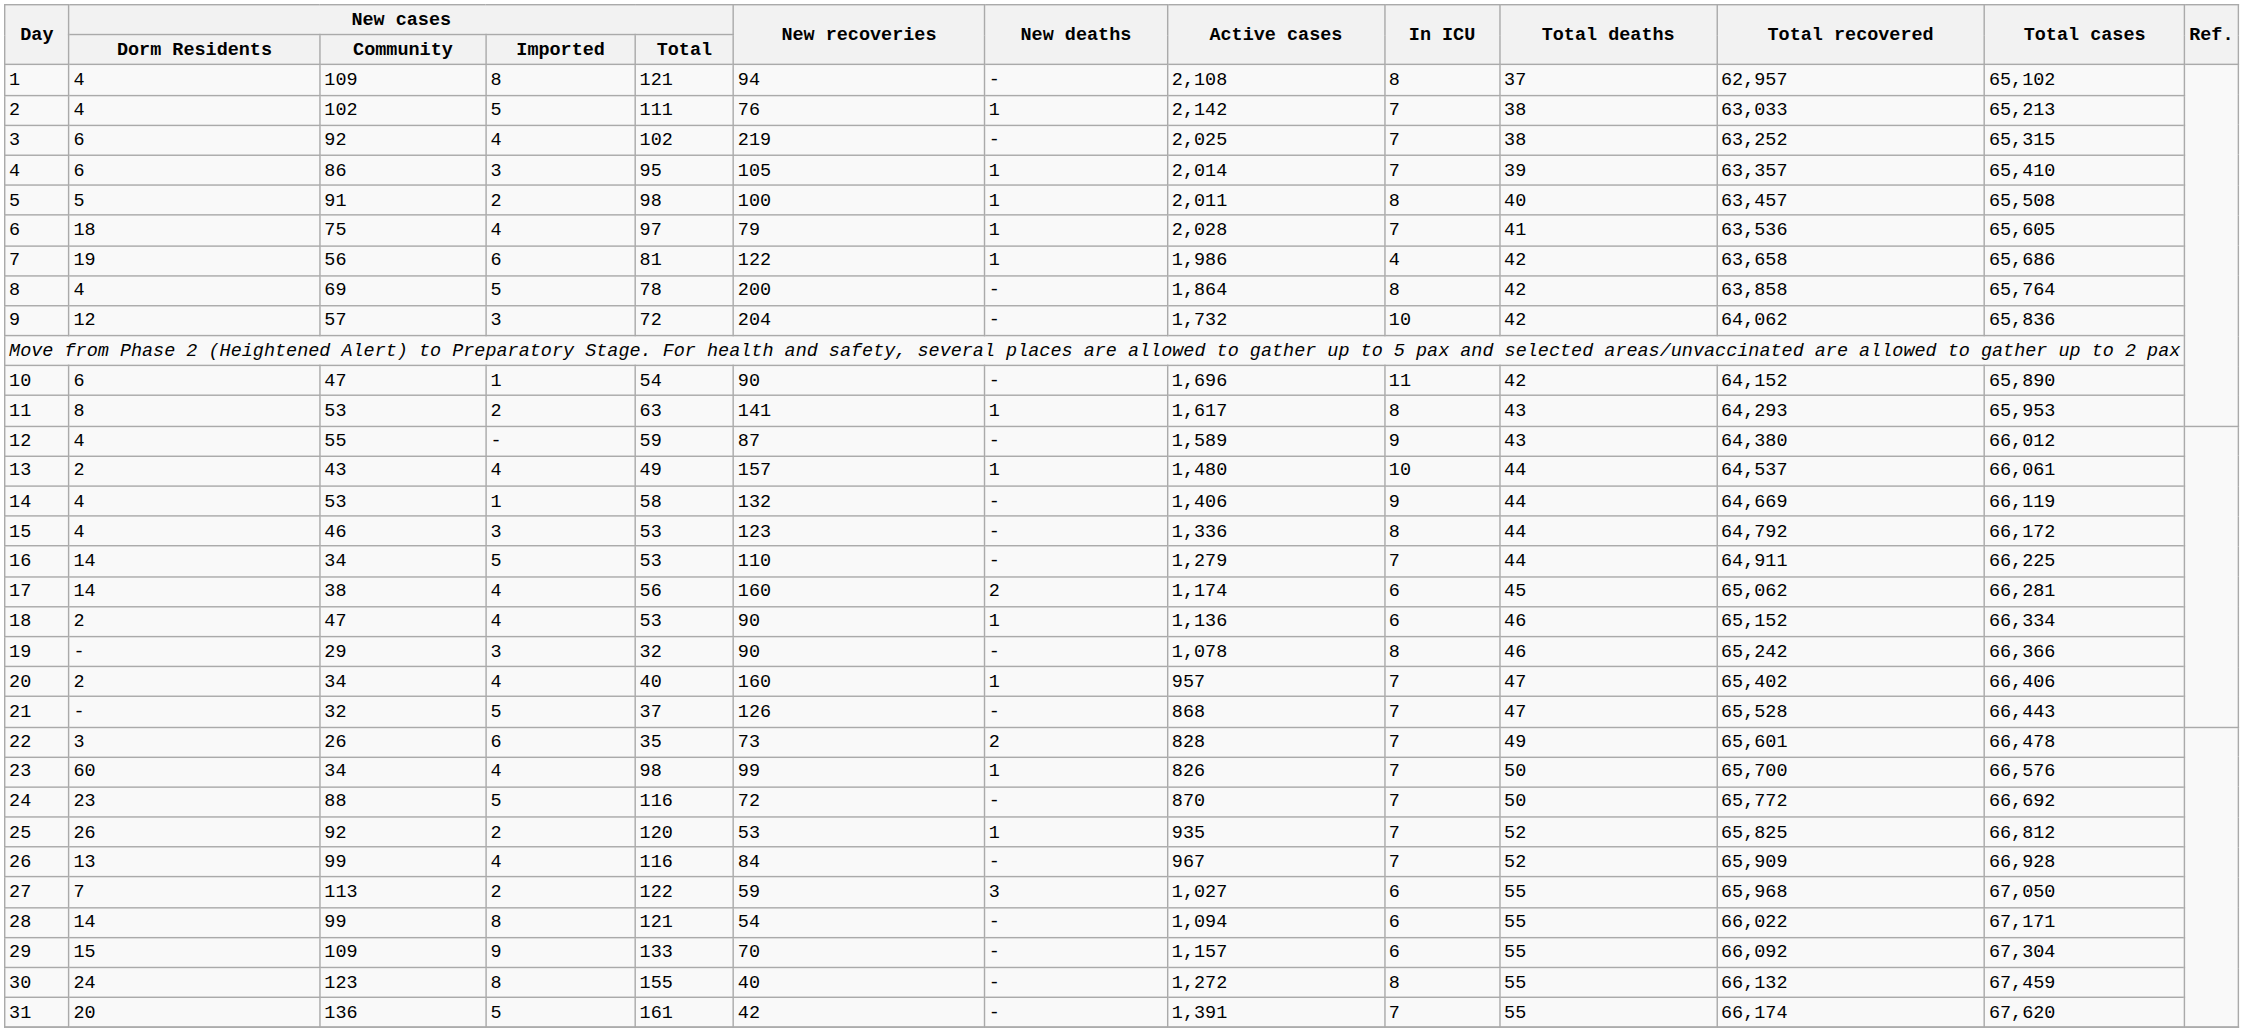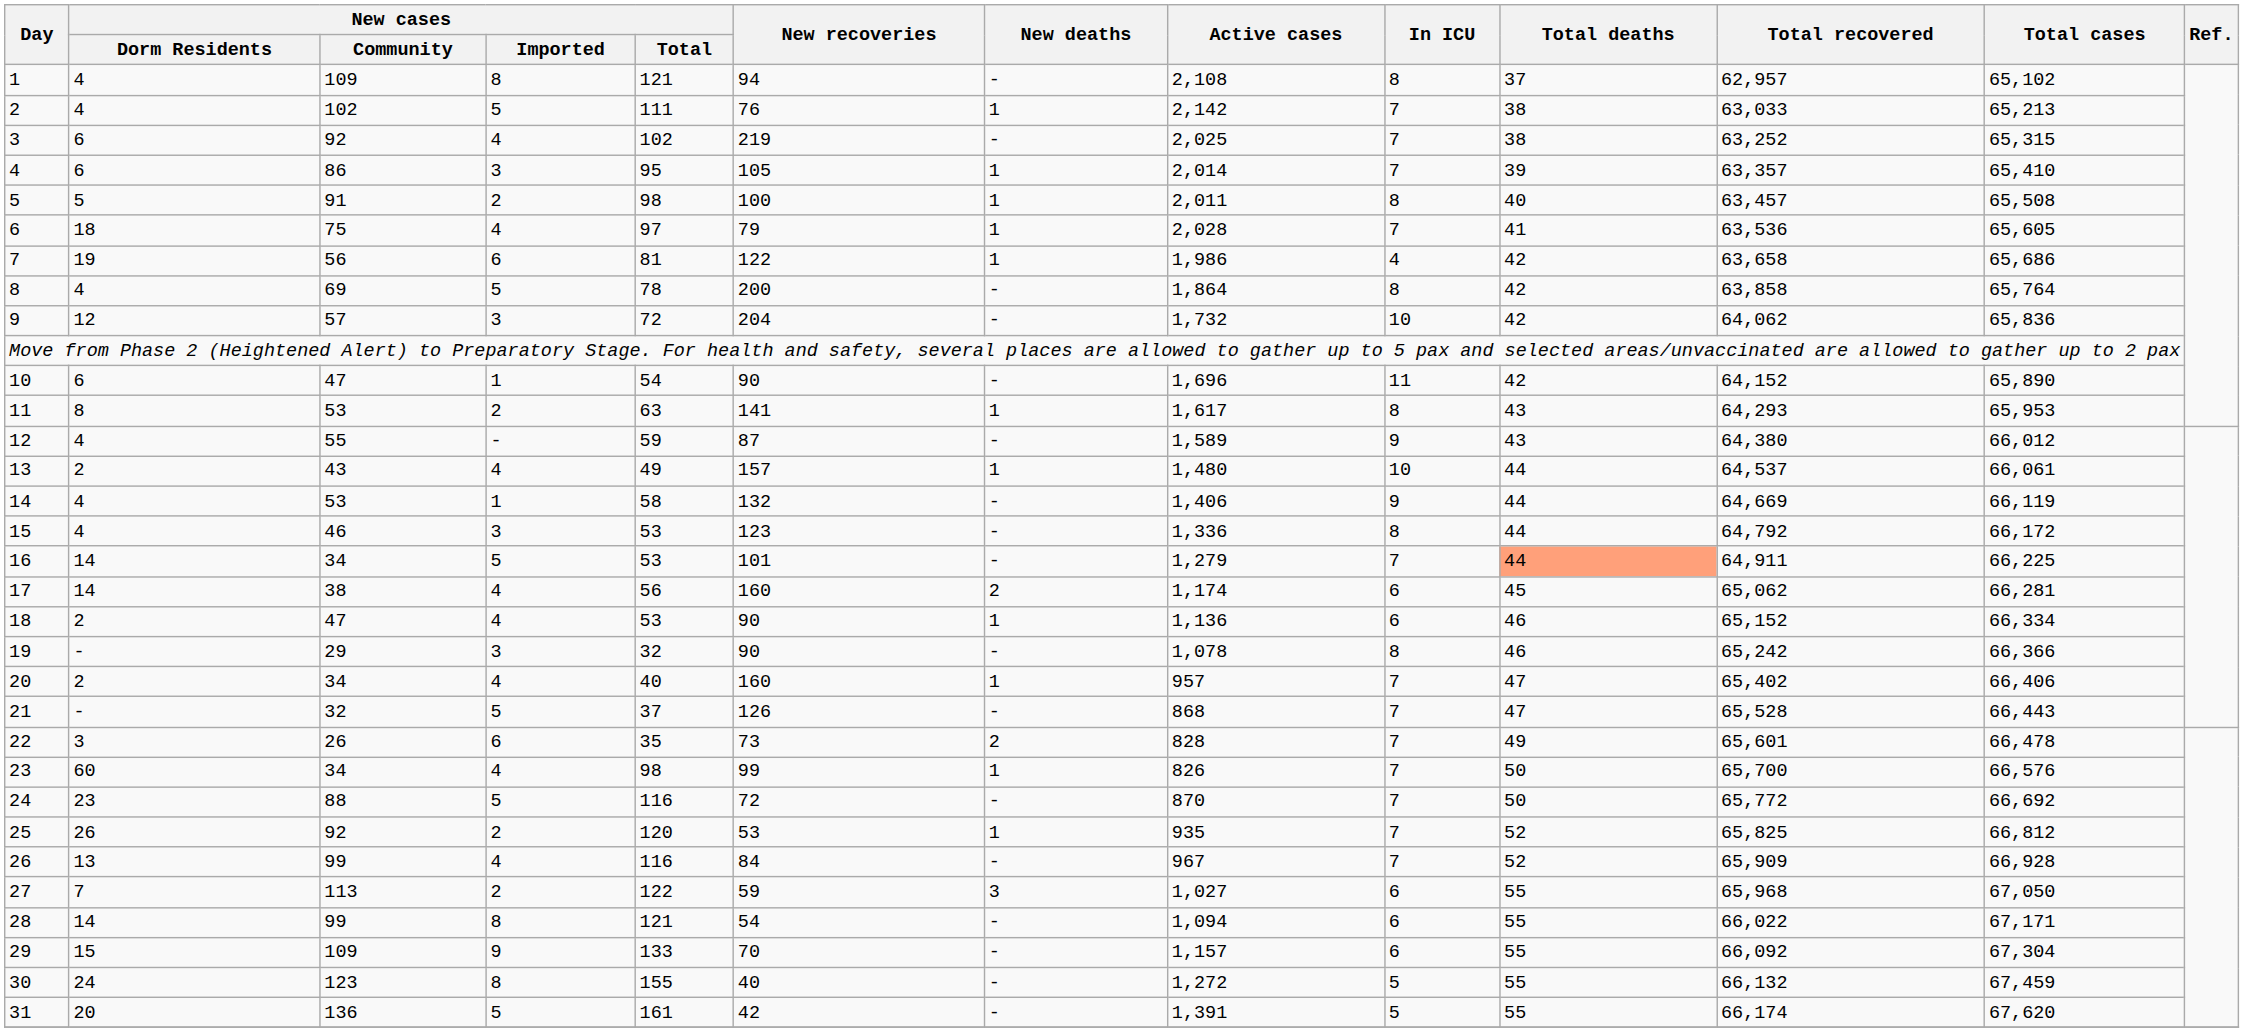(754, 561) 110 -> (754, 561) 101
(1515, 561) no background -> (1515, 561) lightsalmon background
(1394, 983) 8 -> (1394, 983) 5
(1394, 1013) 7 -> (1394, 1013) 5
